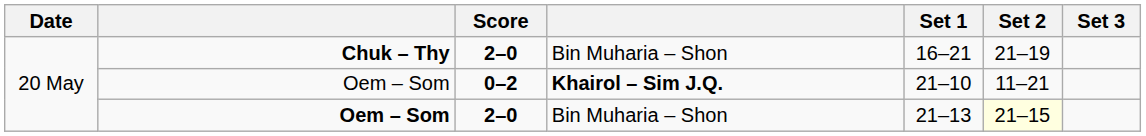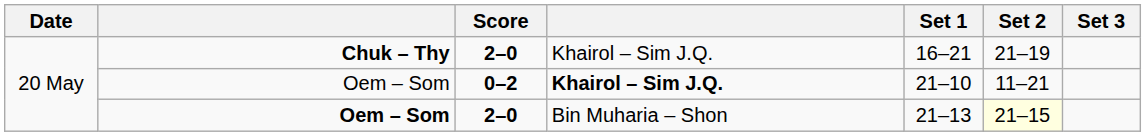(640, 53) Bin Muharia – Shon -> (632, 53) Khairol – Sim J.Q.
